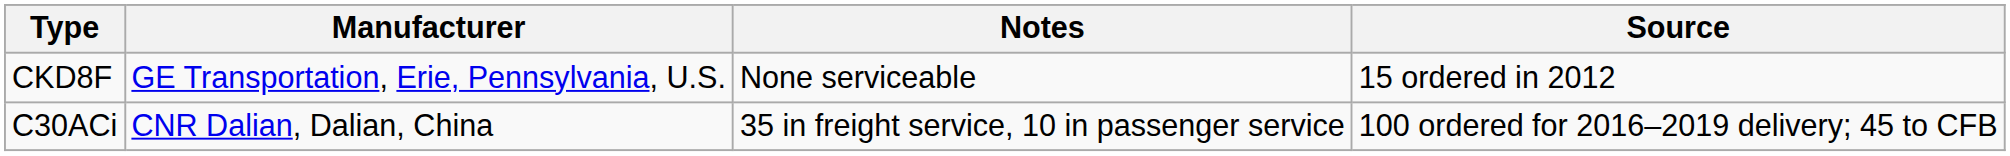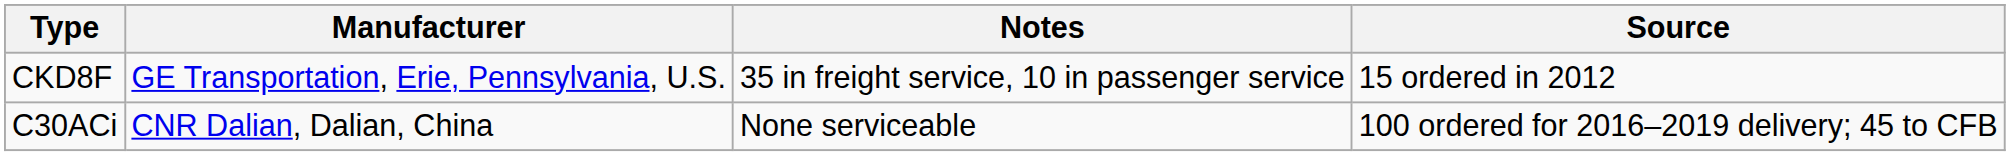(858, 77) None serviceable -> (1042, 77) 35 in freight service, 10 in passenger service
(1042, 125) 35 in freight service, 10 in passenger service -> (858, 125) None serviceable
